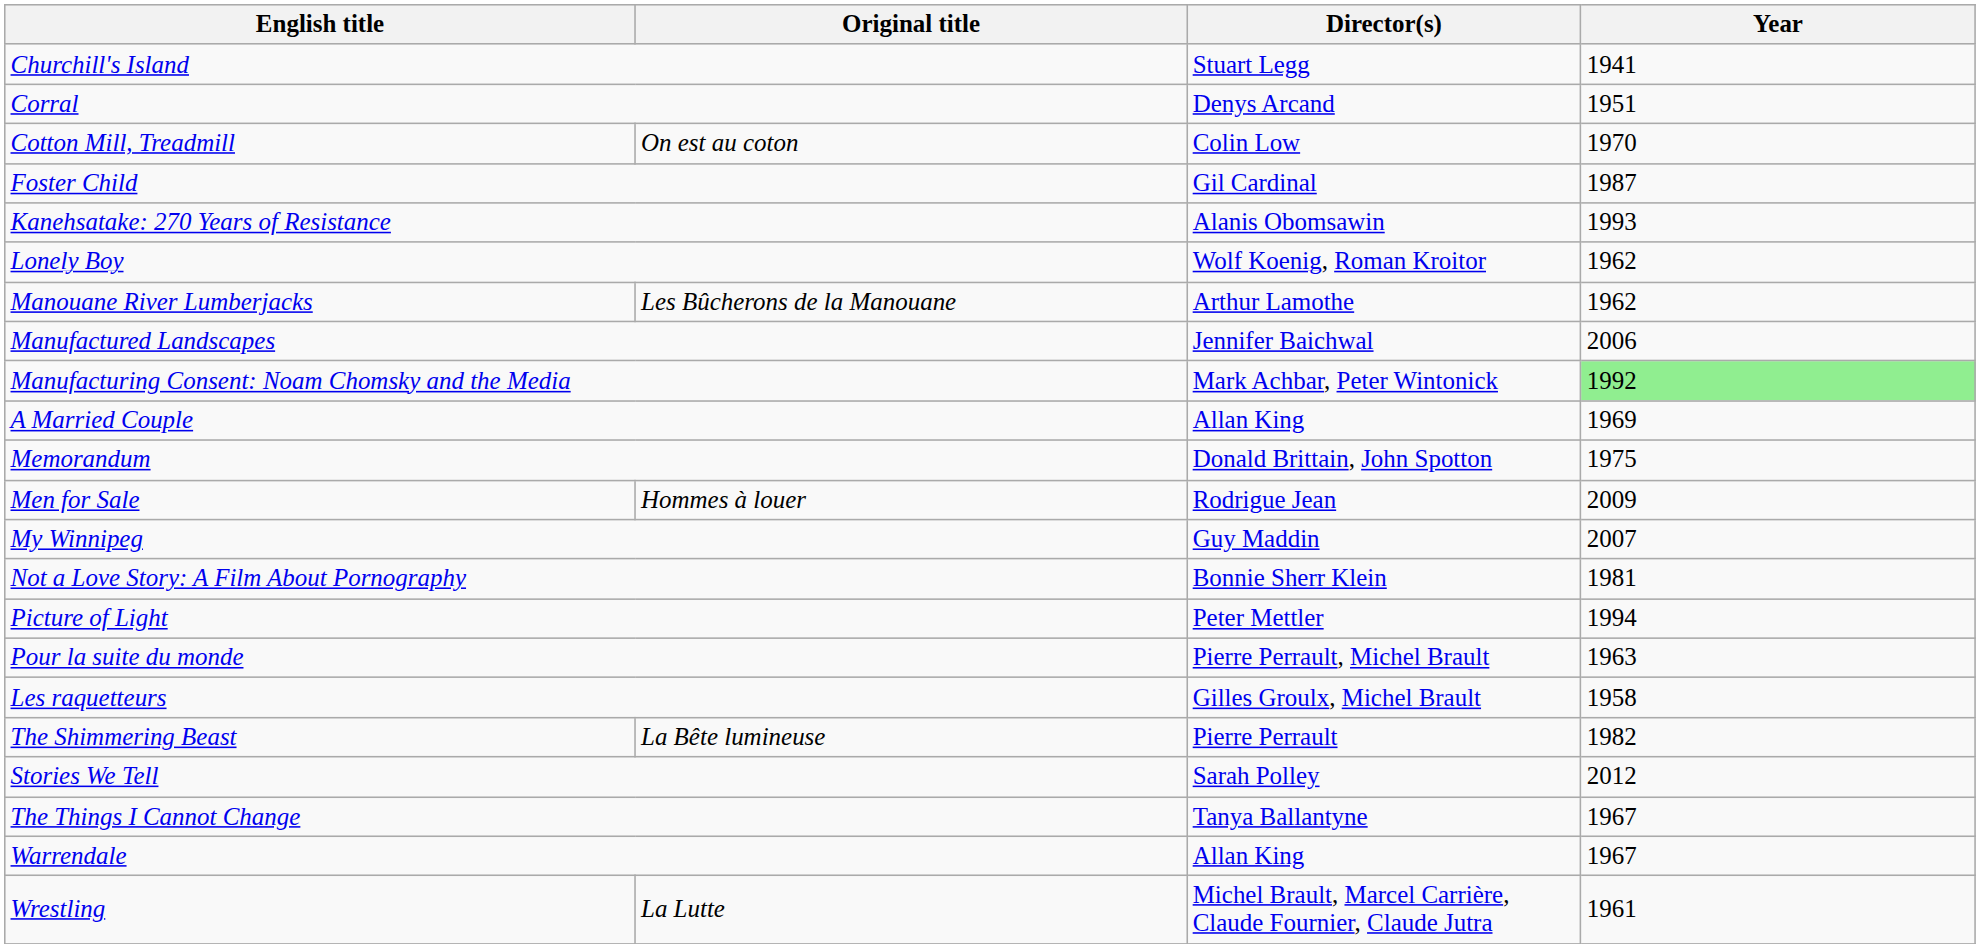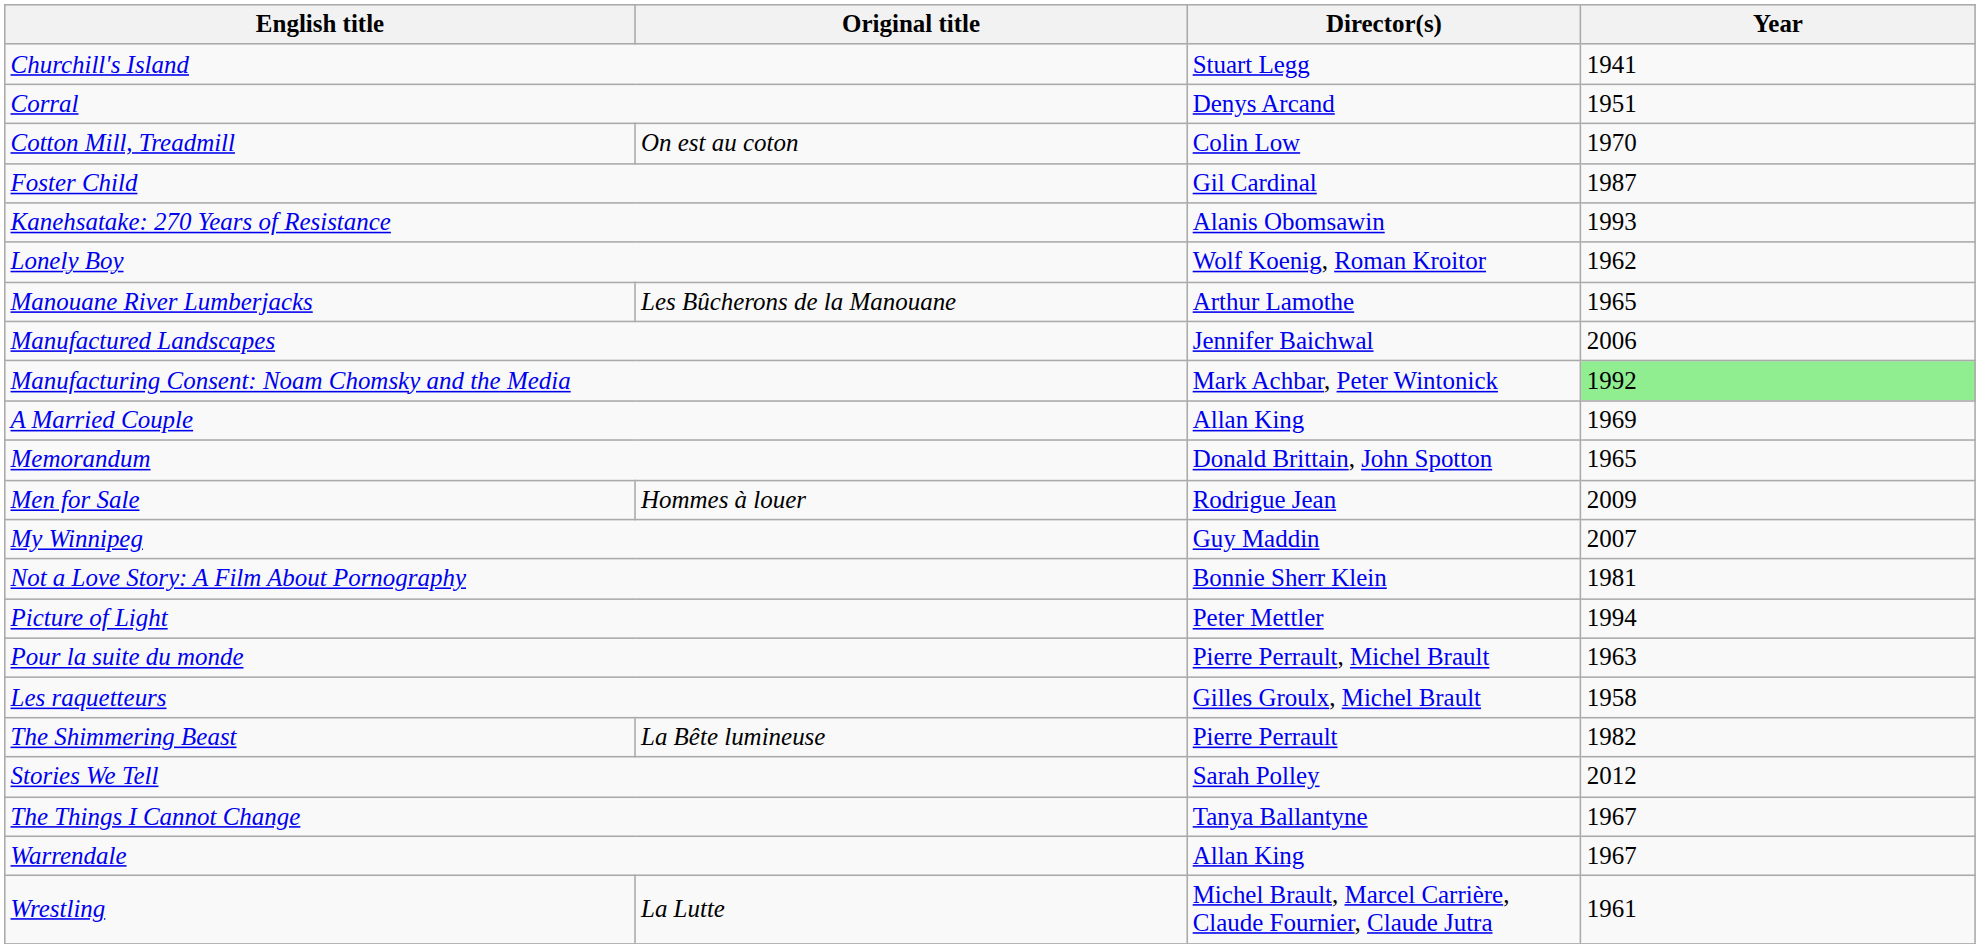(1612, 301) 1962 -> (1612, 301) 1965
(1612, 459) 1975 -> (1612, 459) 1965
